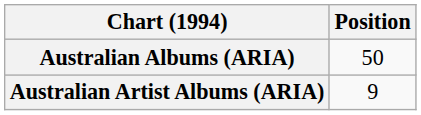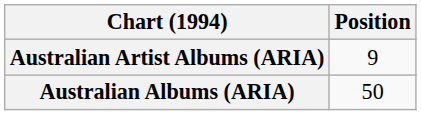rows swapped: (167, 57) <-> (167, 92)
